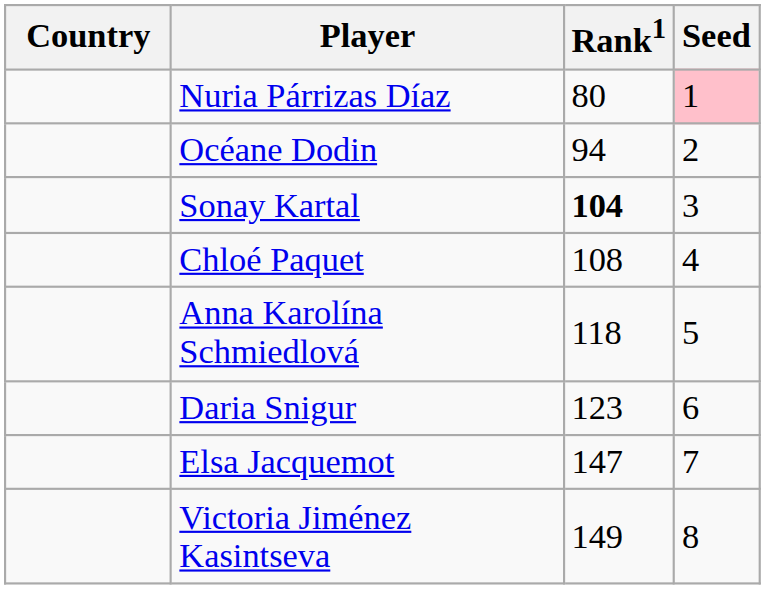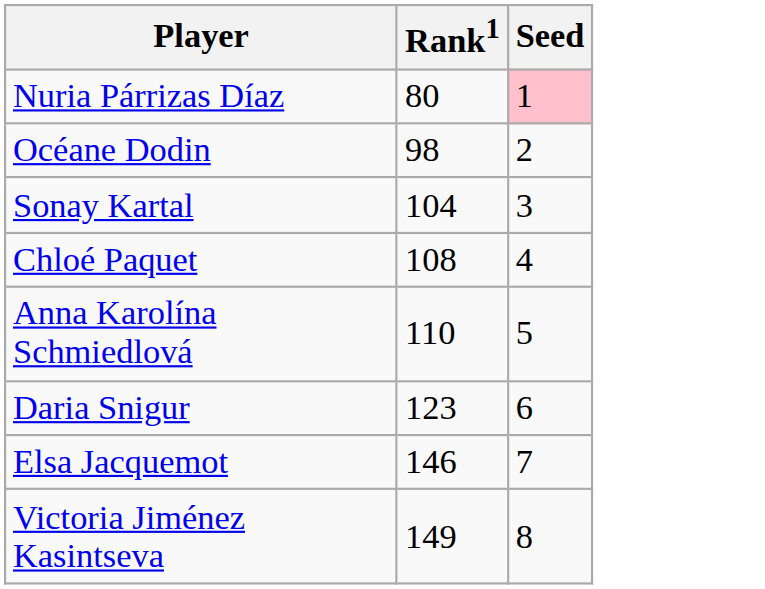- column: (88, 36)
(589, 150) 94 -> (422, 150) 98
(597, 204) bold -> (431, 204) normal
(597, 333) 118 -> (430, 333) 110
(597, 461) 147 -> (431, 461) 146
